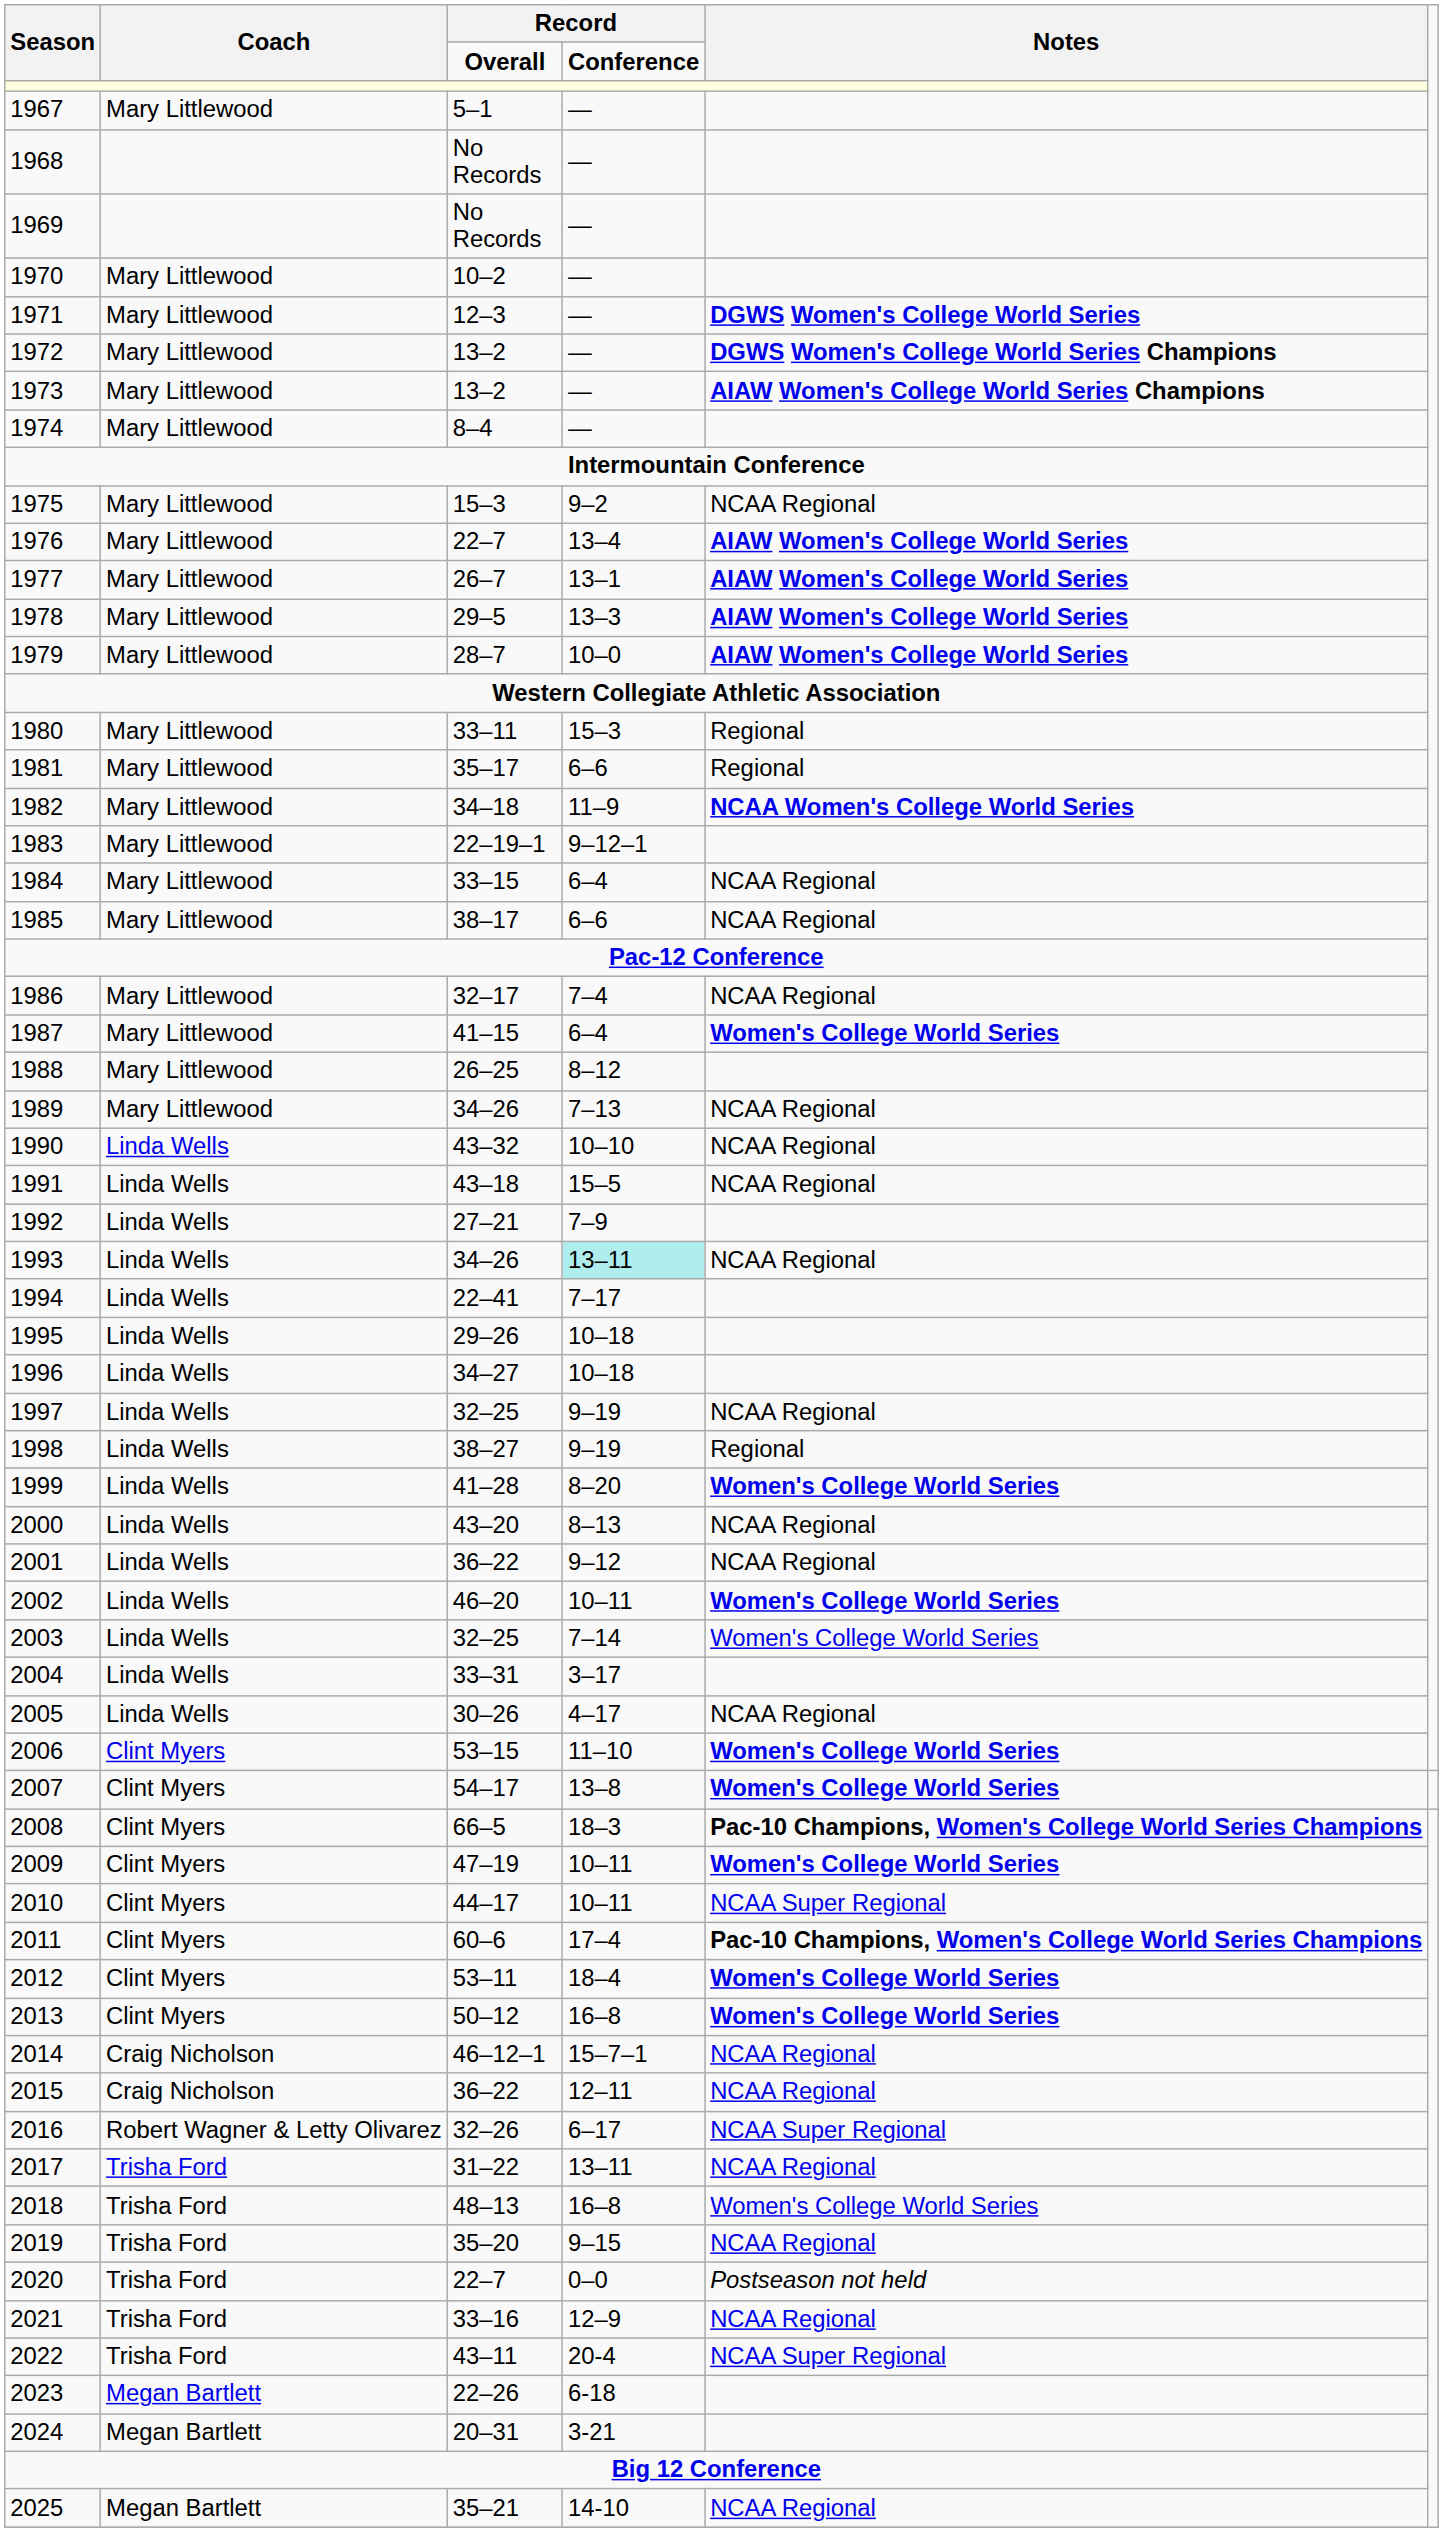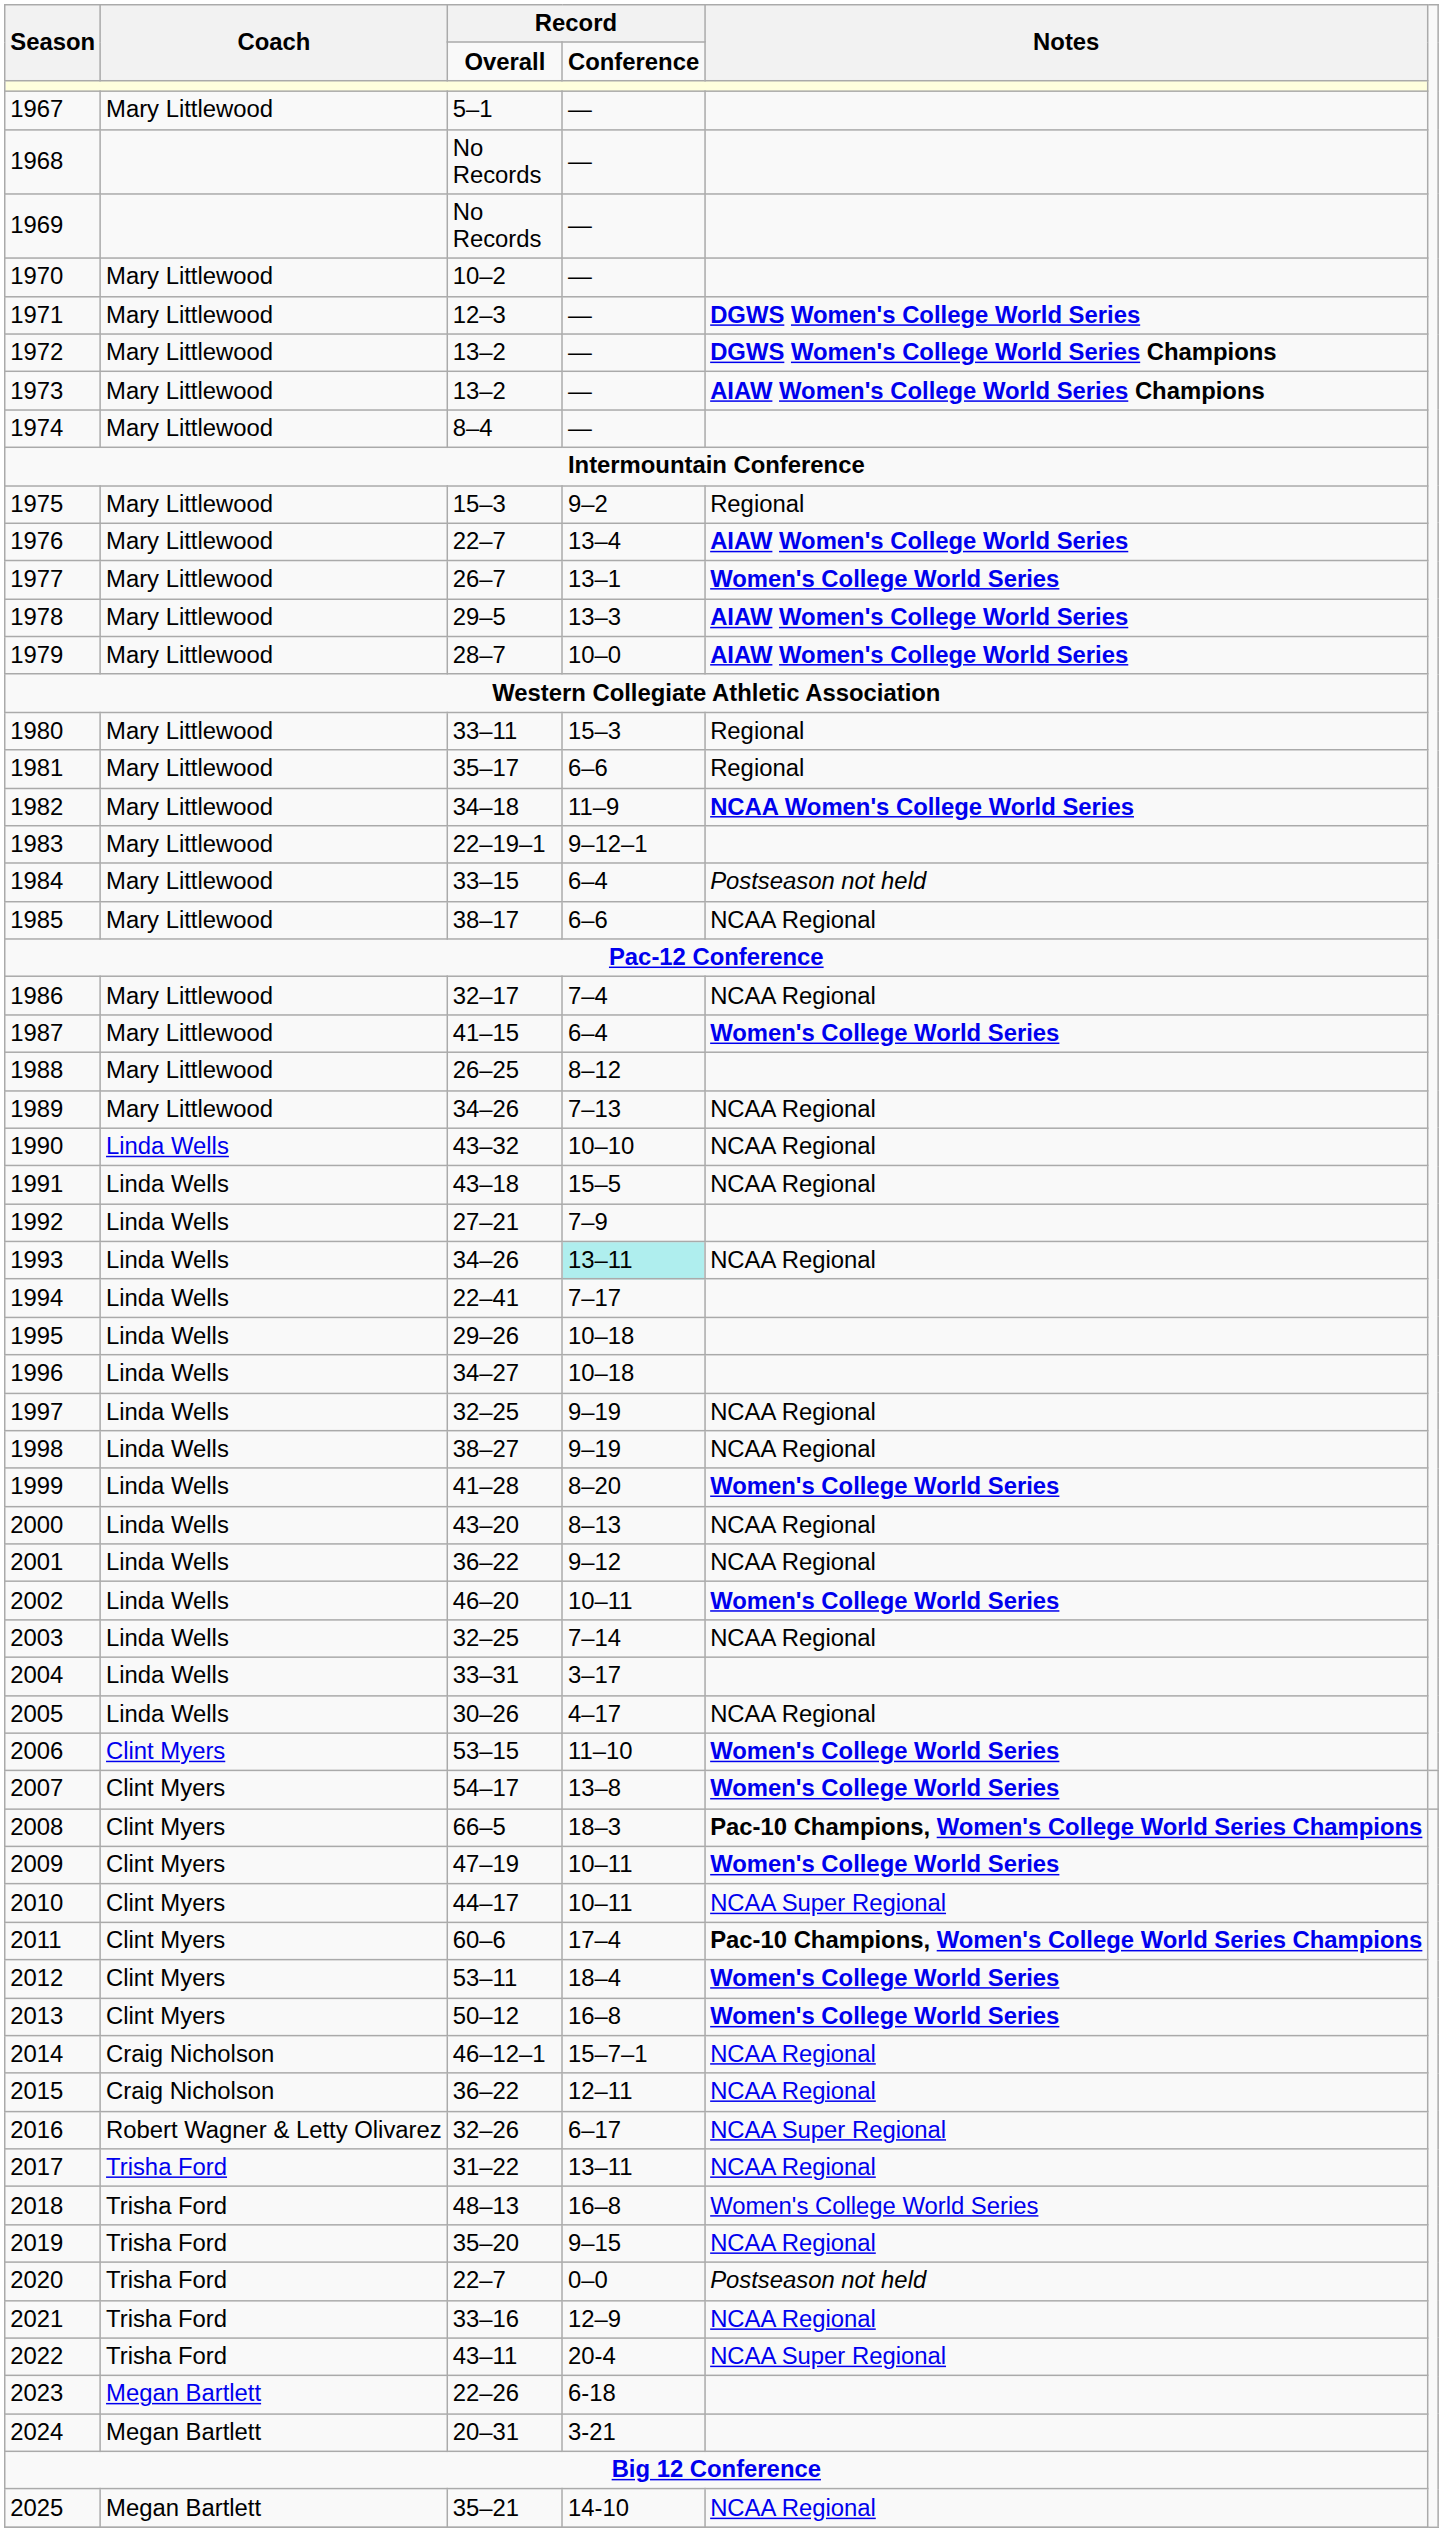(793, 503) NCAA Regional -> (757, 503) Regional
(919, 579) AIAW Women's College World Series -> (885, 579) Women's College World Series
(793, 882) NCAA Regional -> (818, 882) Postseason not held
(757, 1449) Regional -> (793, 1449) NCAA Regional
(874, 1638) Women's College World Series -> (793, 1638) NCAA Regional
